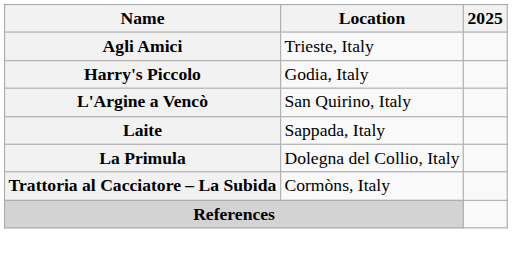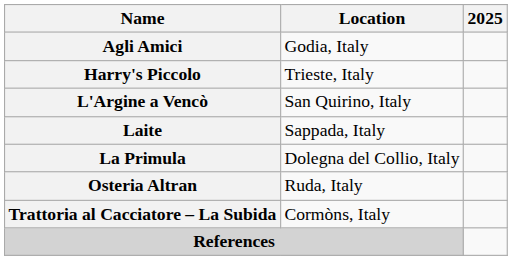(329, 46) Trieste, Italy -> (326, 46) Godia, Italy
(326, 74) Godia, Italy -> (329, 74) Trieste, Italy
+ row: (142, 185)
